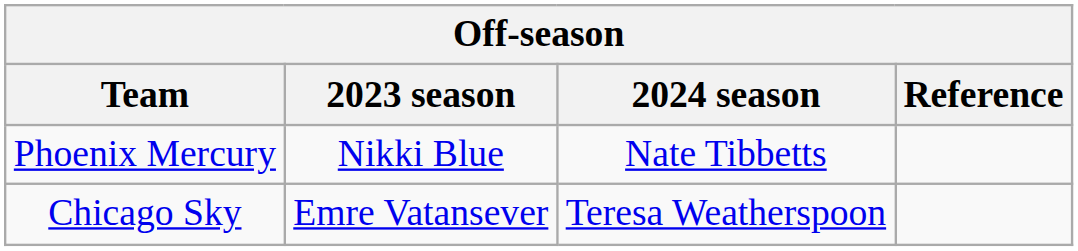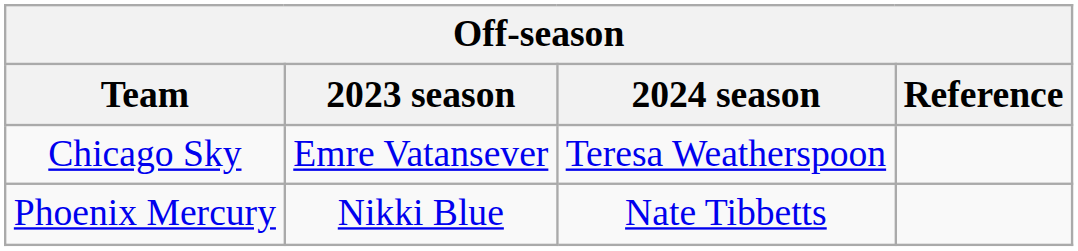rows swapped: (145, 213) <-> (145, 153)
